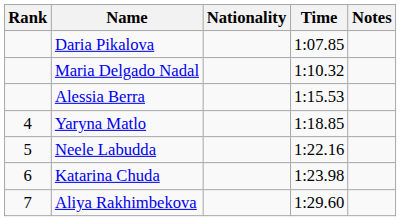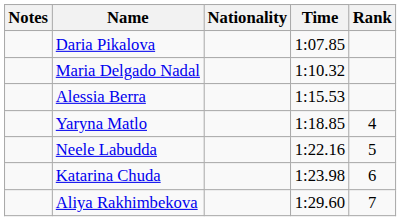columns swapped: (28, 17) <-> (372, 17)
